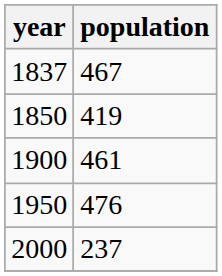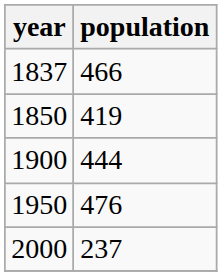(101, 71) 467 -> (101, 71) 466
(101, 159) 461 -> (101, 159) 444
